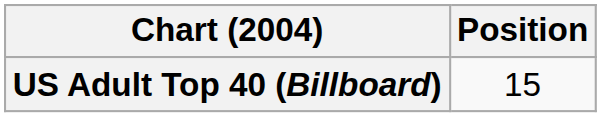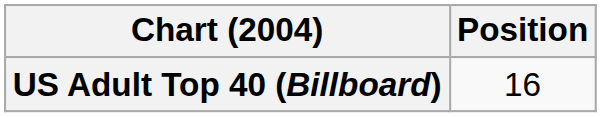(523, 83) 15 -> (523, 83) 16
